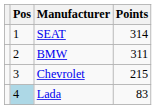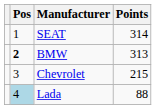(16, 54) normal -> (16, 54) bold
(139, 54) 311 -> (139, 54) 313
(142, 94) 83 -> (142, 94) 88
